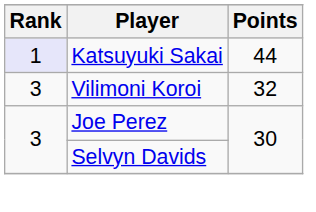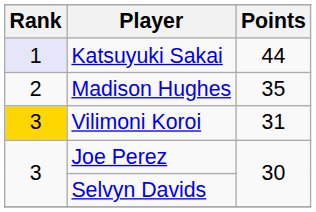+ row: (151, 88)
(36, 88) no background -> (36, 122) gold background
(265, 88) 32 -> (273, 122) 31
